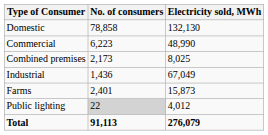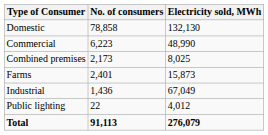rows swapped: (19, 91) <-> (26, 75)
(95, 106) lightgrey background -> (95, 106) no background
